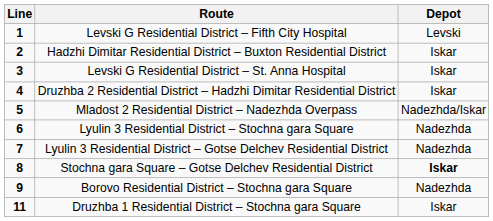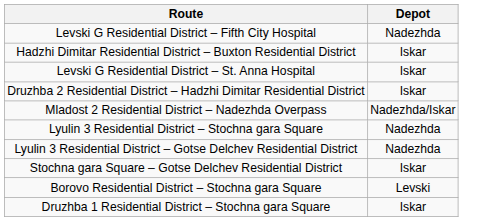- column: (20, 14)
(443, 33) Levski -> (413, 33) Nadezhda
(443, 168) bold -> (413, 168) normal
(443, 187) Nadezhda -> (413, 187) Levski
